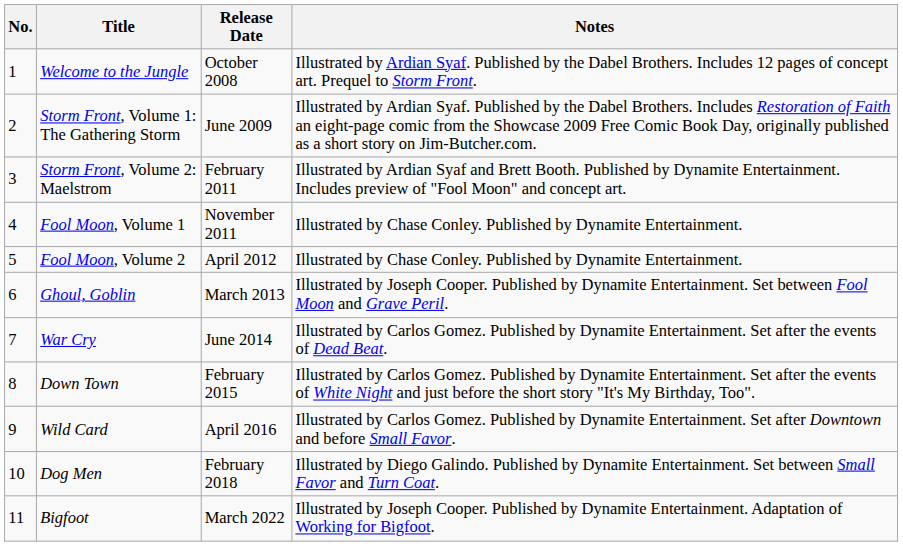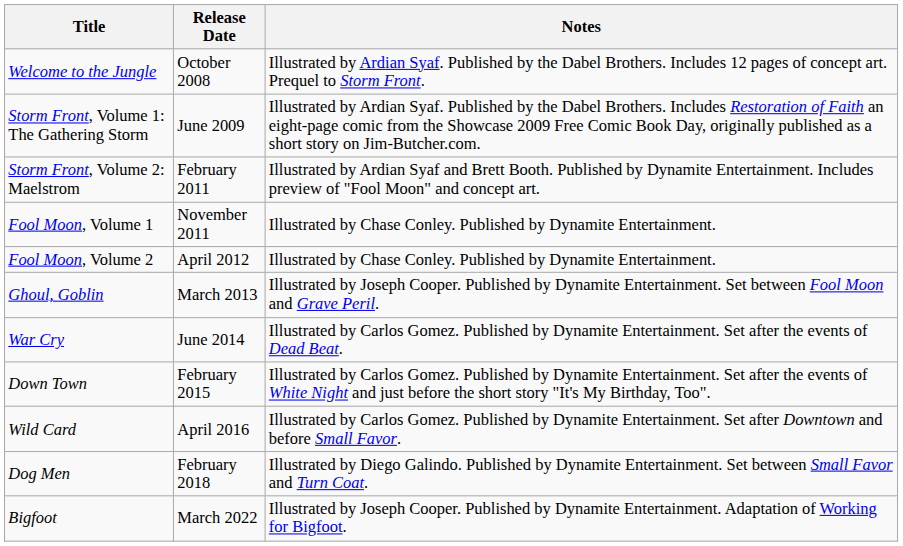- column: (20, 26)
